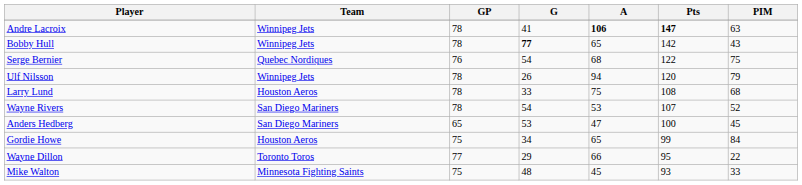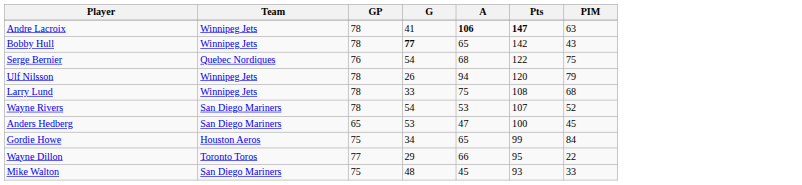(287, 92) Houston Aeros -> (229, 92) Winnipeg Jets
(310, 172) Minnesota Fighting Saints -> (241, 172) San Diego Mariners
